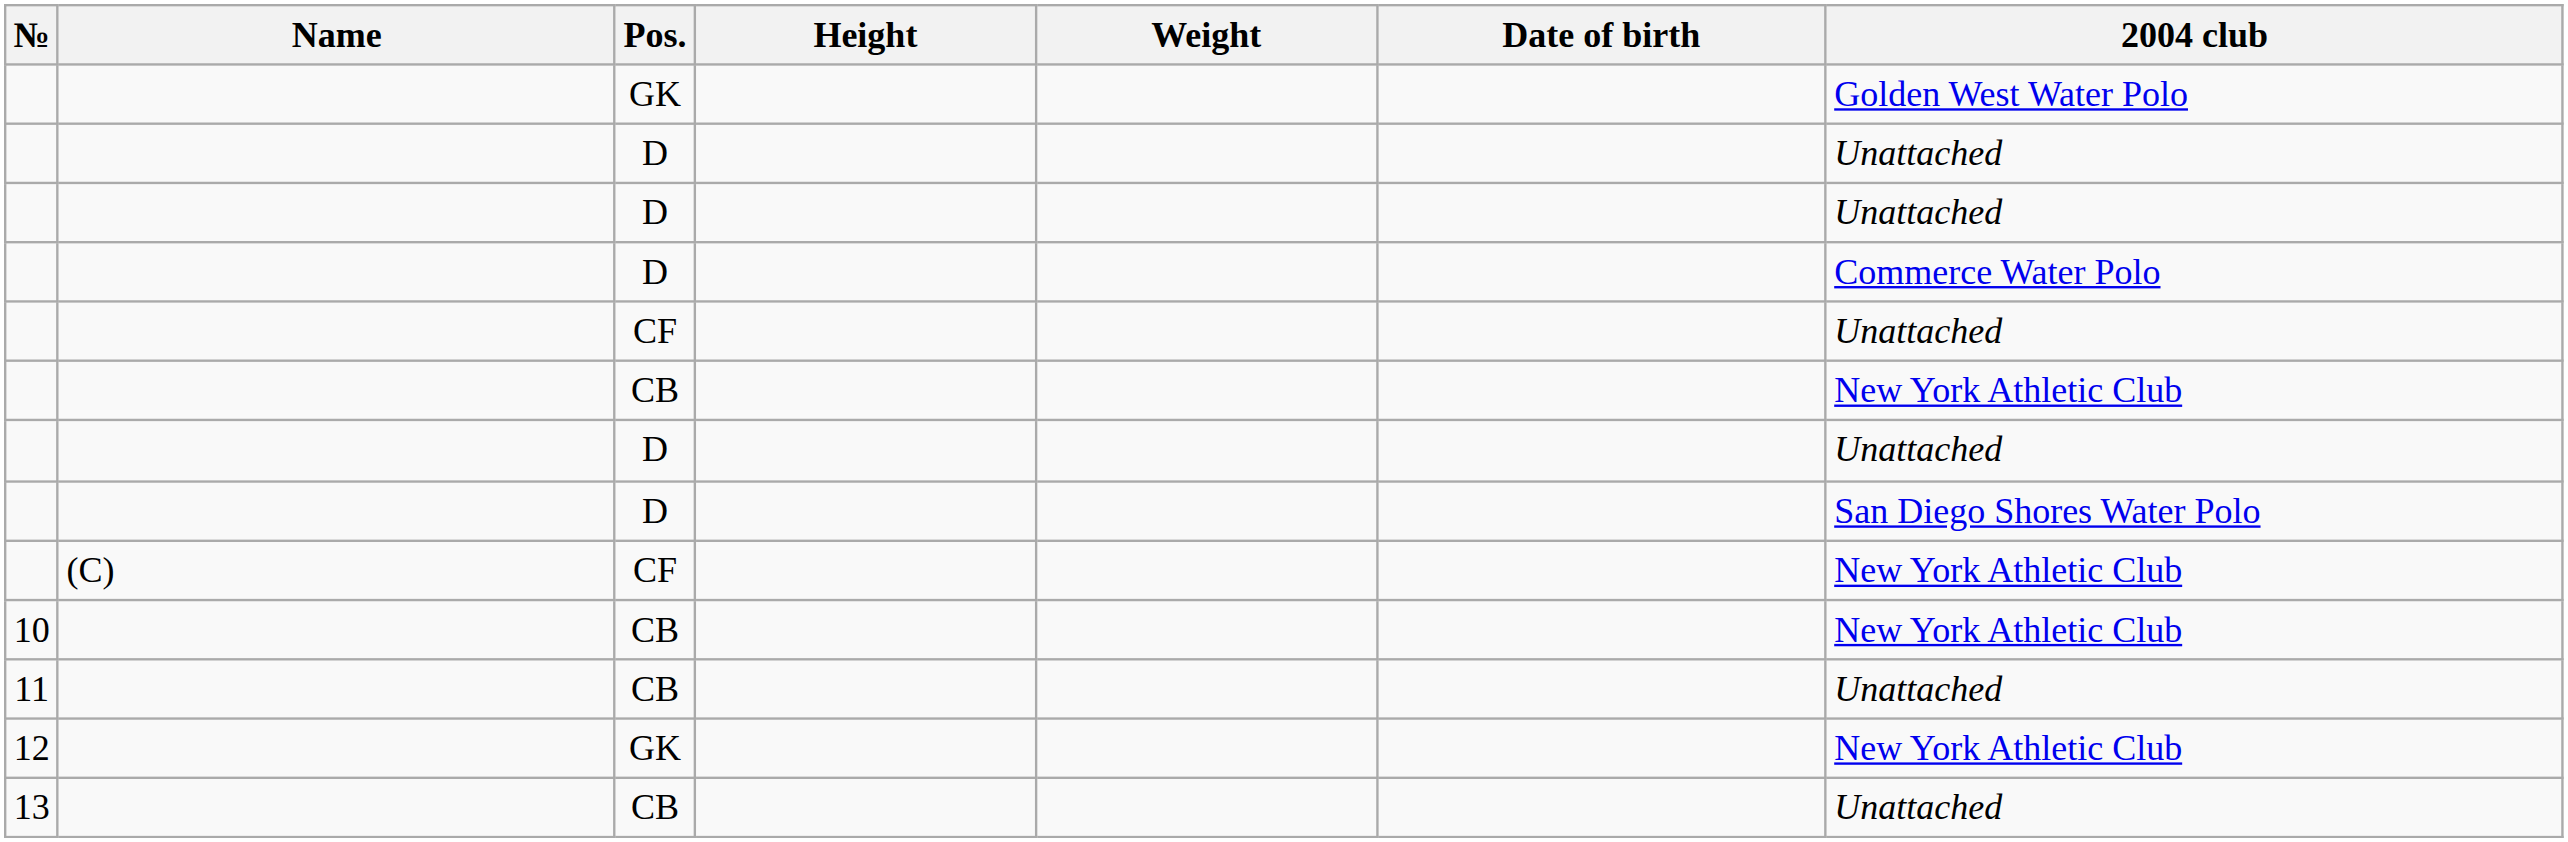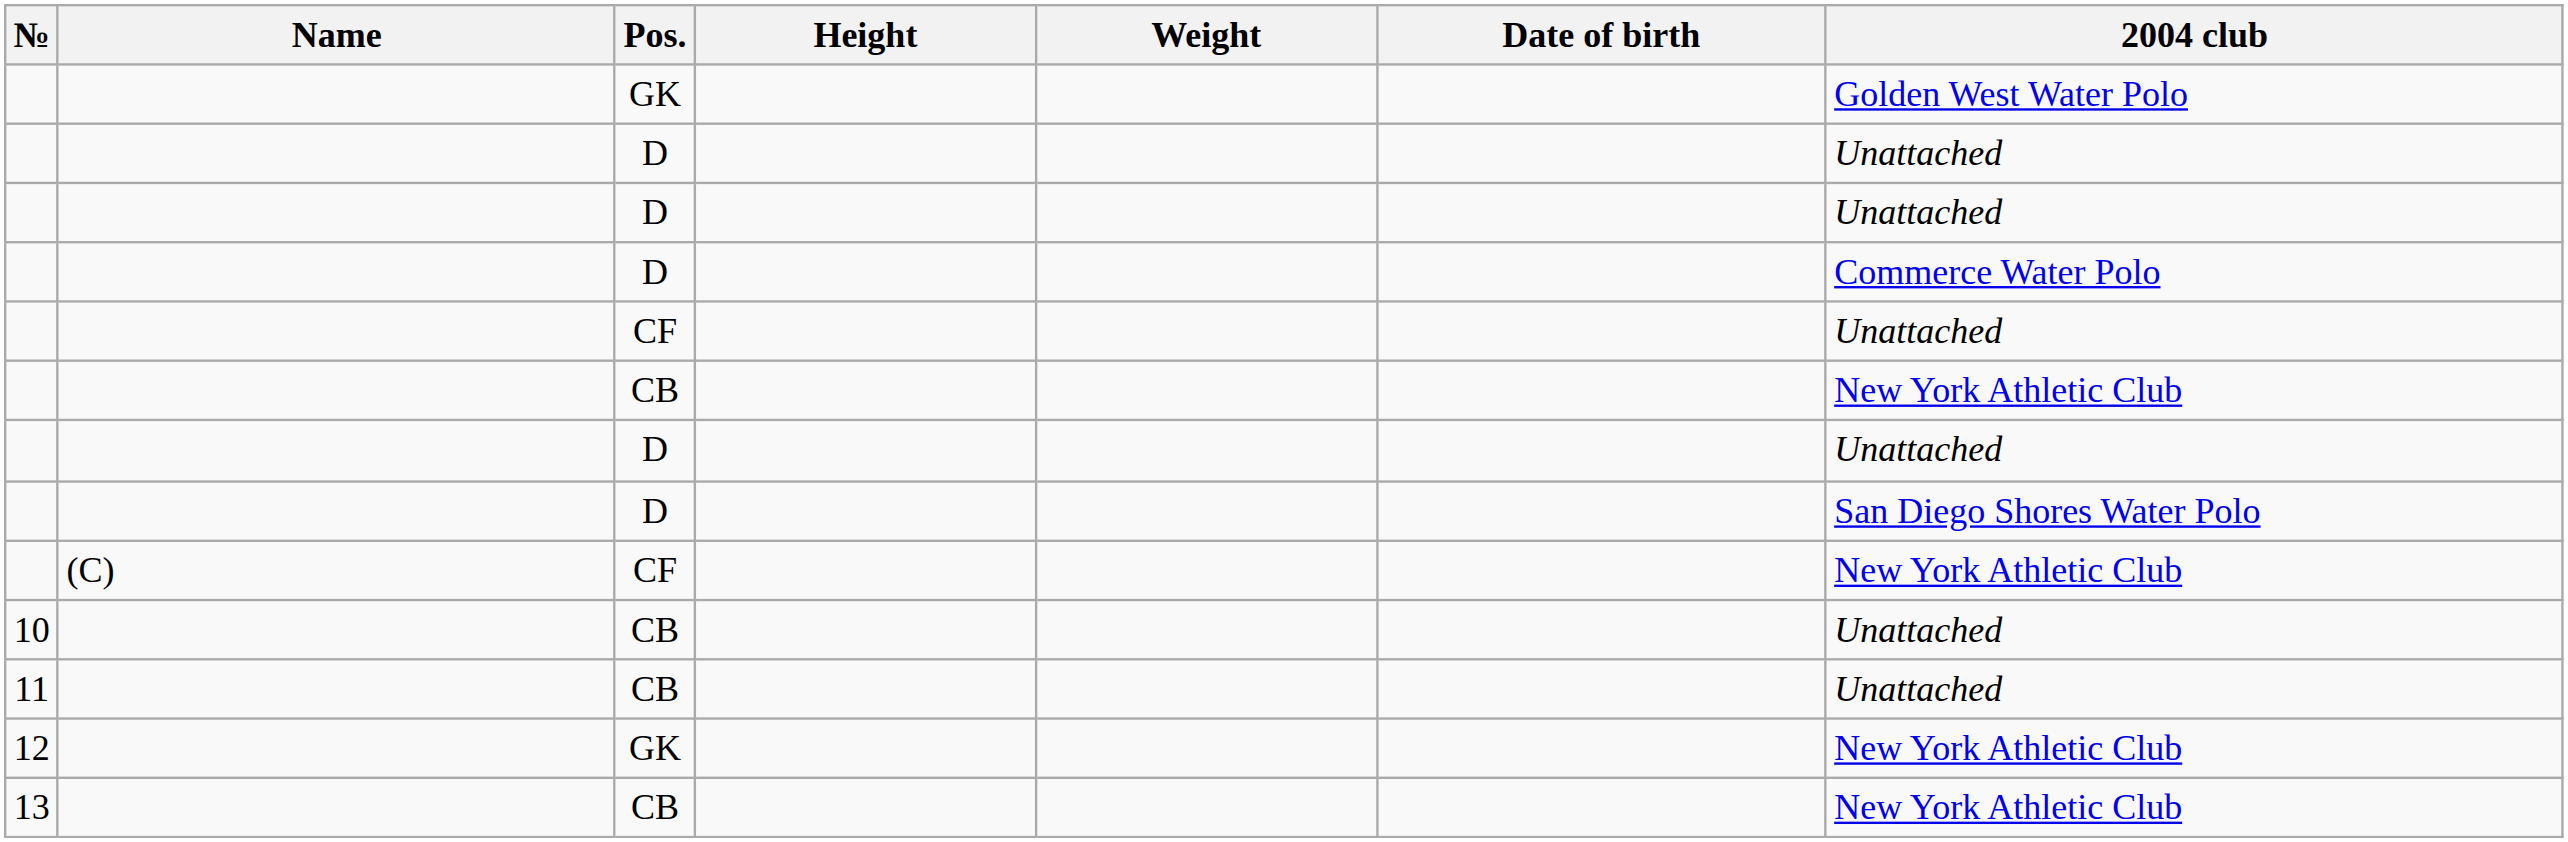(2008, 628) New York Athletic Club -> (1918, 628) Unattached
(1918, 806) Unattached -> (2008, 806) New York Athletic Club
